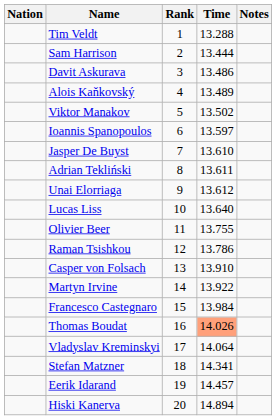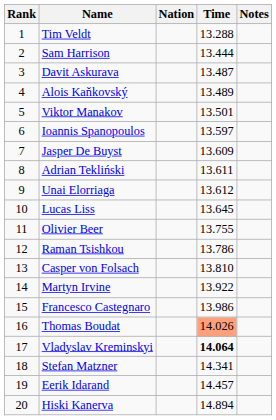columns swapped: (180, 14) <-> (25, 14)
(217, 72) 13.486 -> (217, 72) 13.487
(217, 111) 13.502 -> (217, 111) 13.501
(217, 151) 13.610 -> (217, 151) 13.609
(217, 209) 13.640 -> (217, 209) 13.645
(217, 268) 13.910 -> (217, 268) 13.810
(217, 307) 13.984 -> (217, 307) 13.986
(217, 346) normal -> (217, 346) bold
